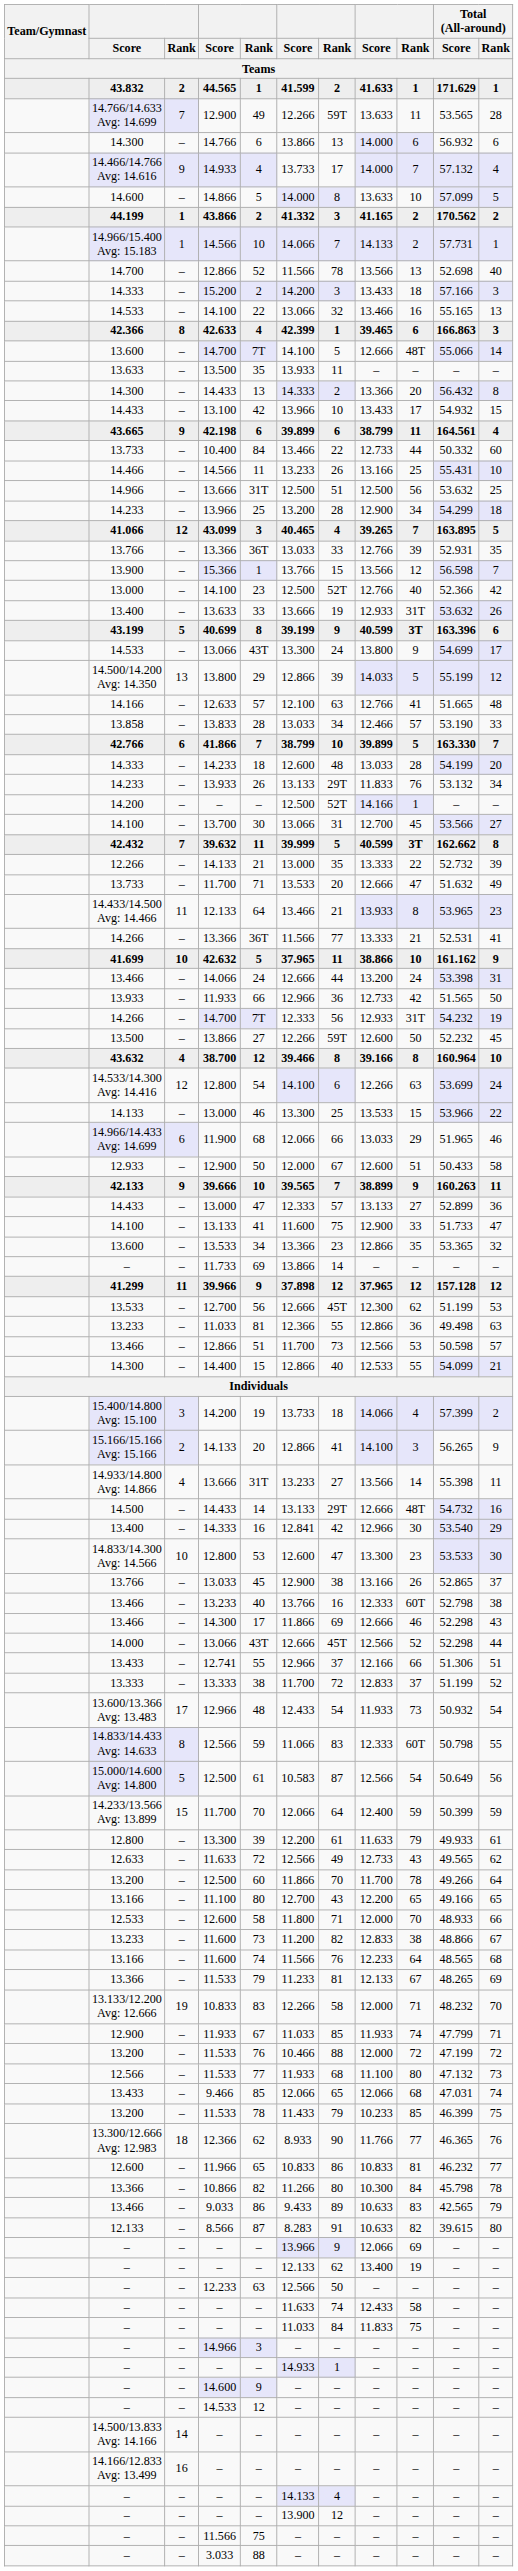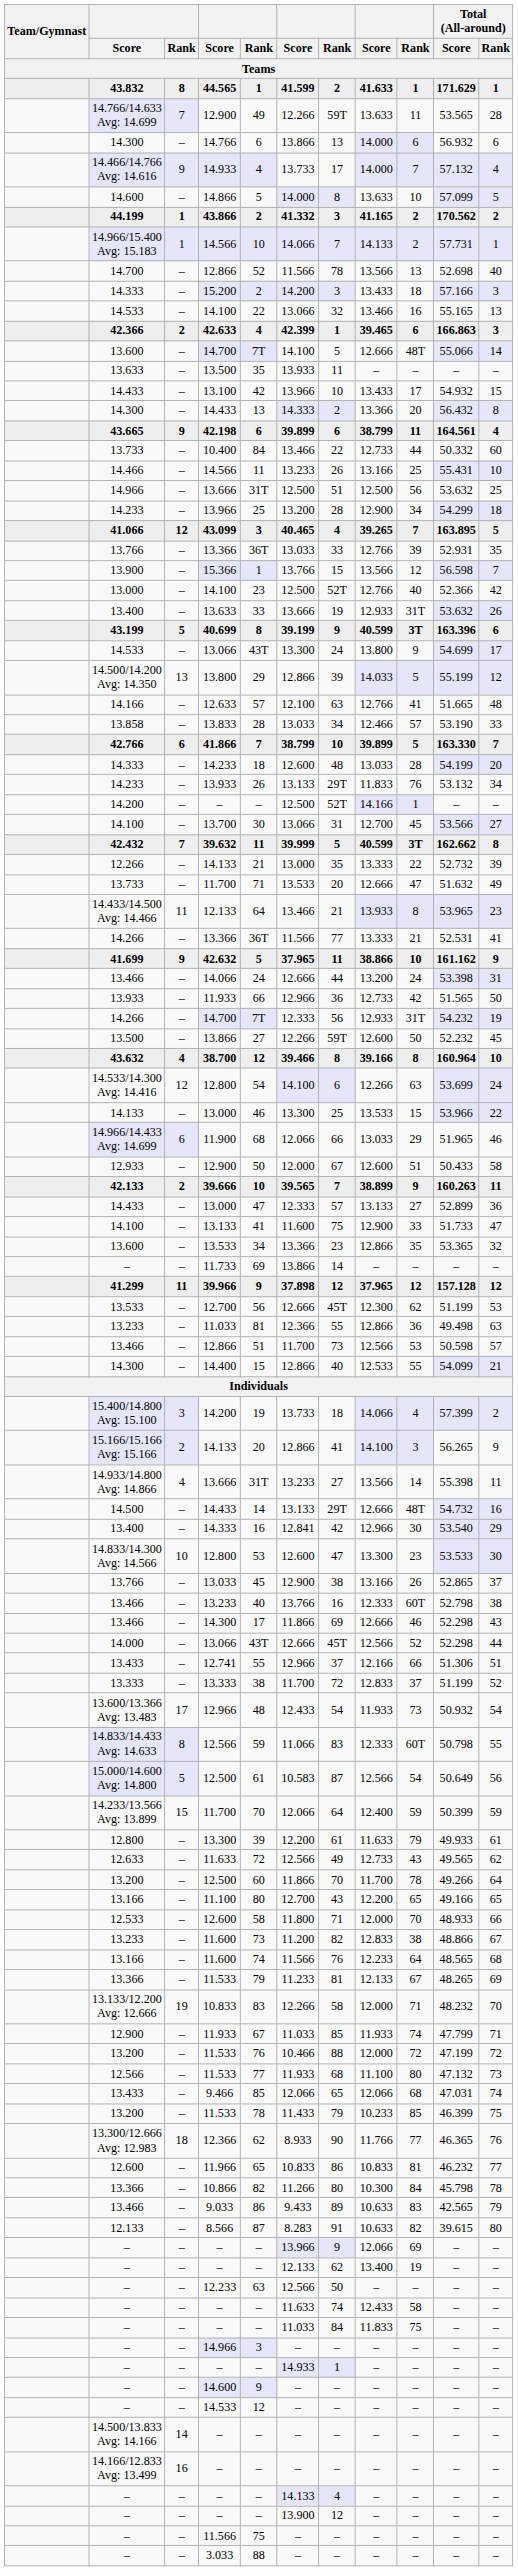(182, 88) 2 -> (182, 88) 8
(182, 330) 8 -> (182, 330) 2
rows swapped: (127, 390) <-> (127, 410)
(182, 958) 10 -> (182, 958) 9
(182, 1186) 9 -> (182, 1186) 2
